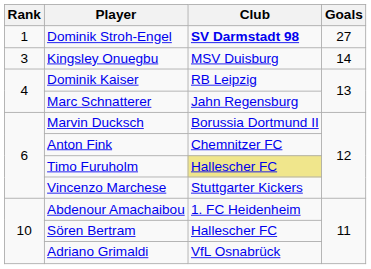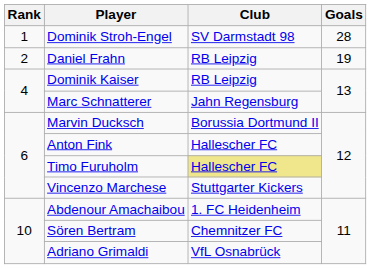(245, 36) bold -> (243, 36) normal
(344, 36) 27 -> (344, 36) 28
+ row: (86, 58)
- row: (103, 58)
(237, 144) Chemnitzer FC -> (234, 144) Hallescher FC
(234, 230) Hallescher FC -> (237, 230) Chemnitzer FC
